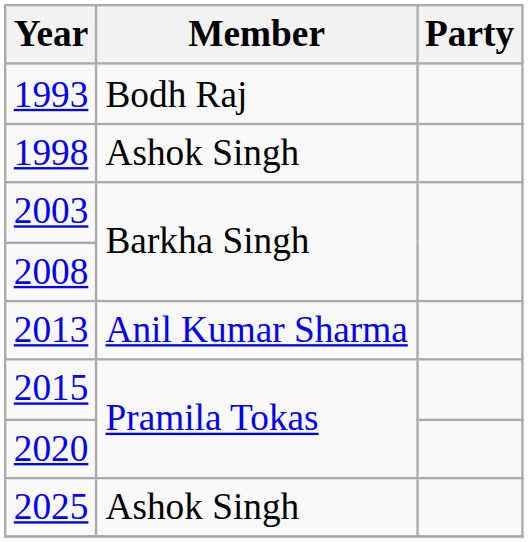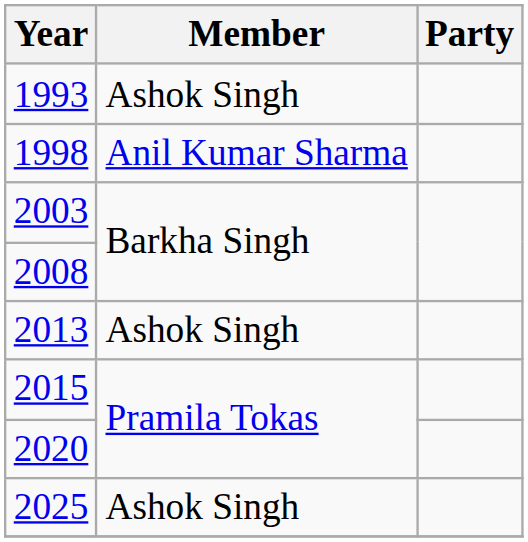(176, 93) Bodh Raj -> (202, 93) Ashok Singh
(202, 152) Ashok Singh -> (257, 152) Anil Kumar Sharma
(257, 329) Anil Kumar Sharma -> (202, 329) Ashok Singh
